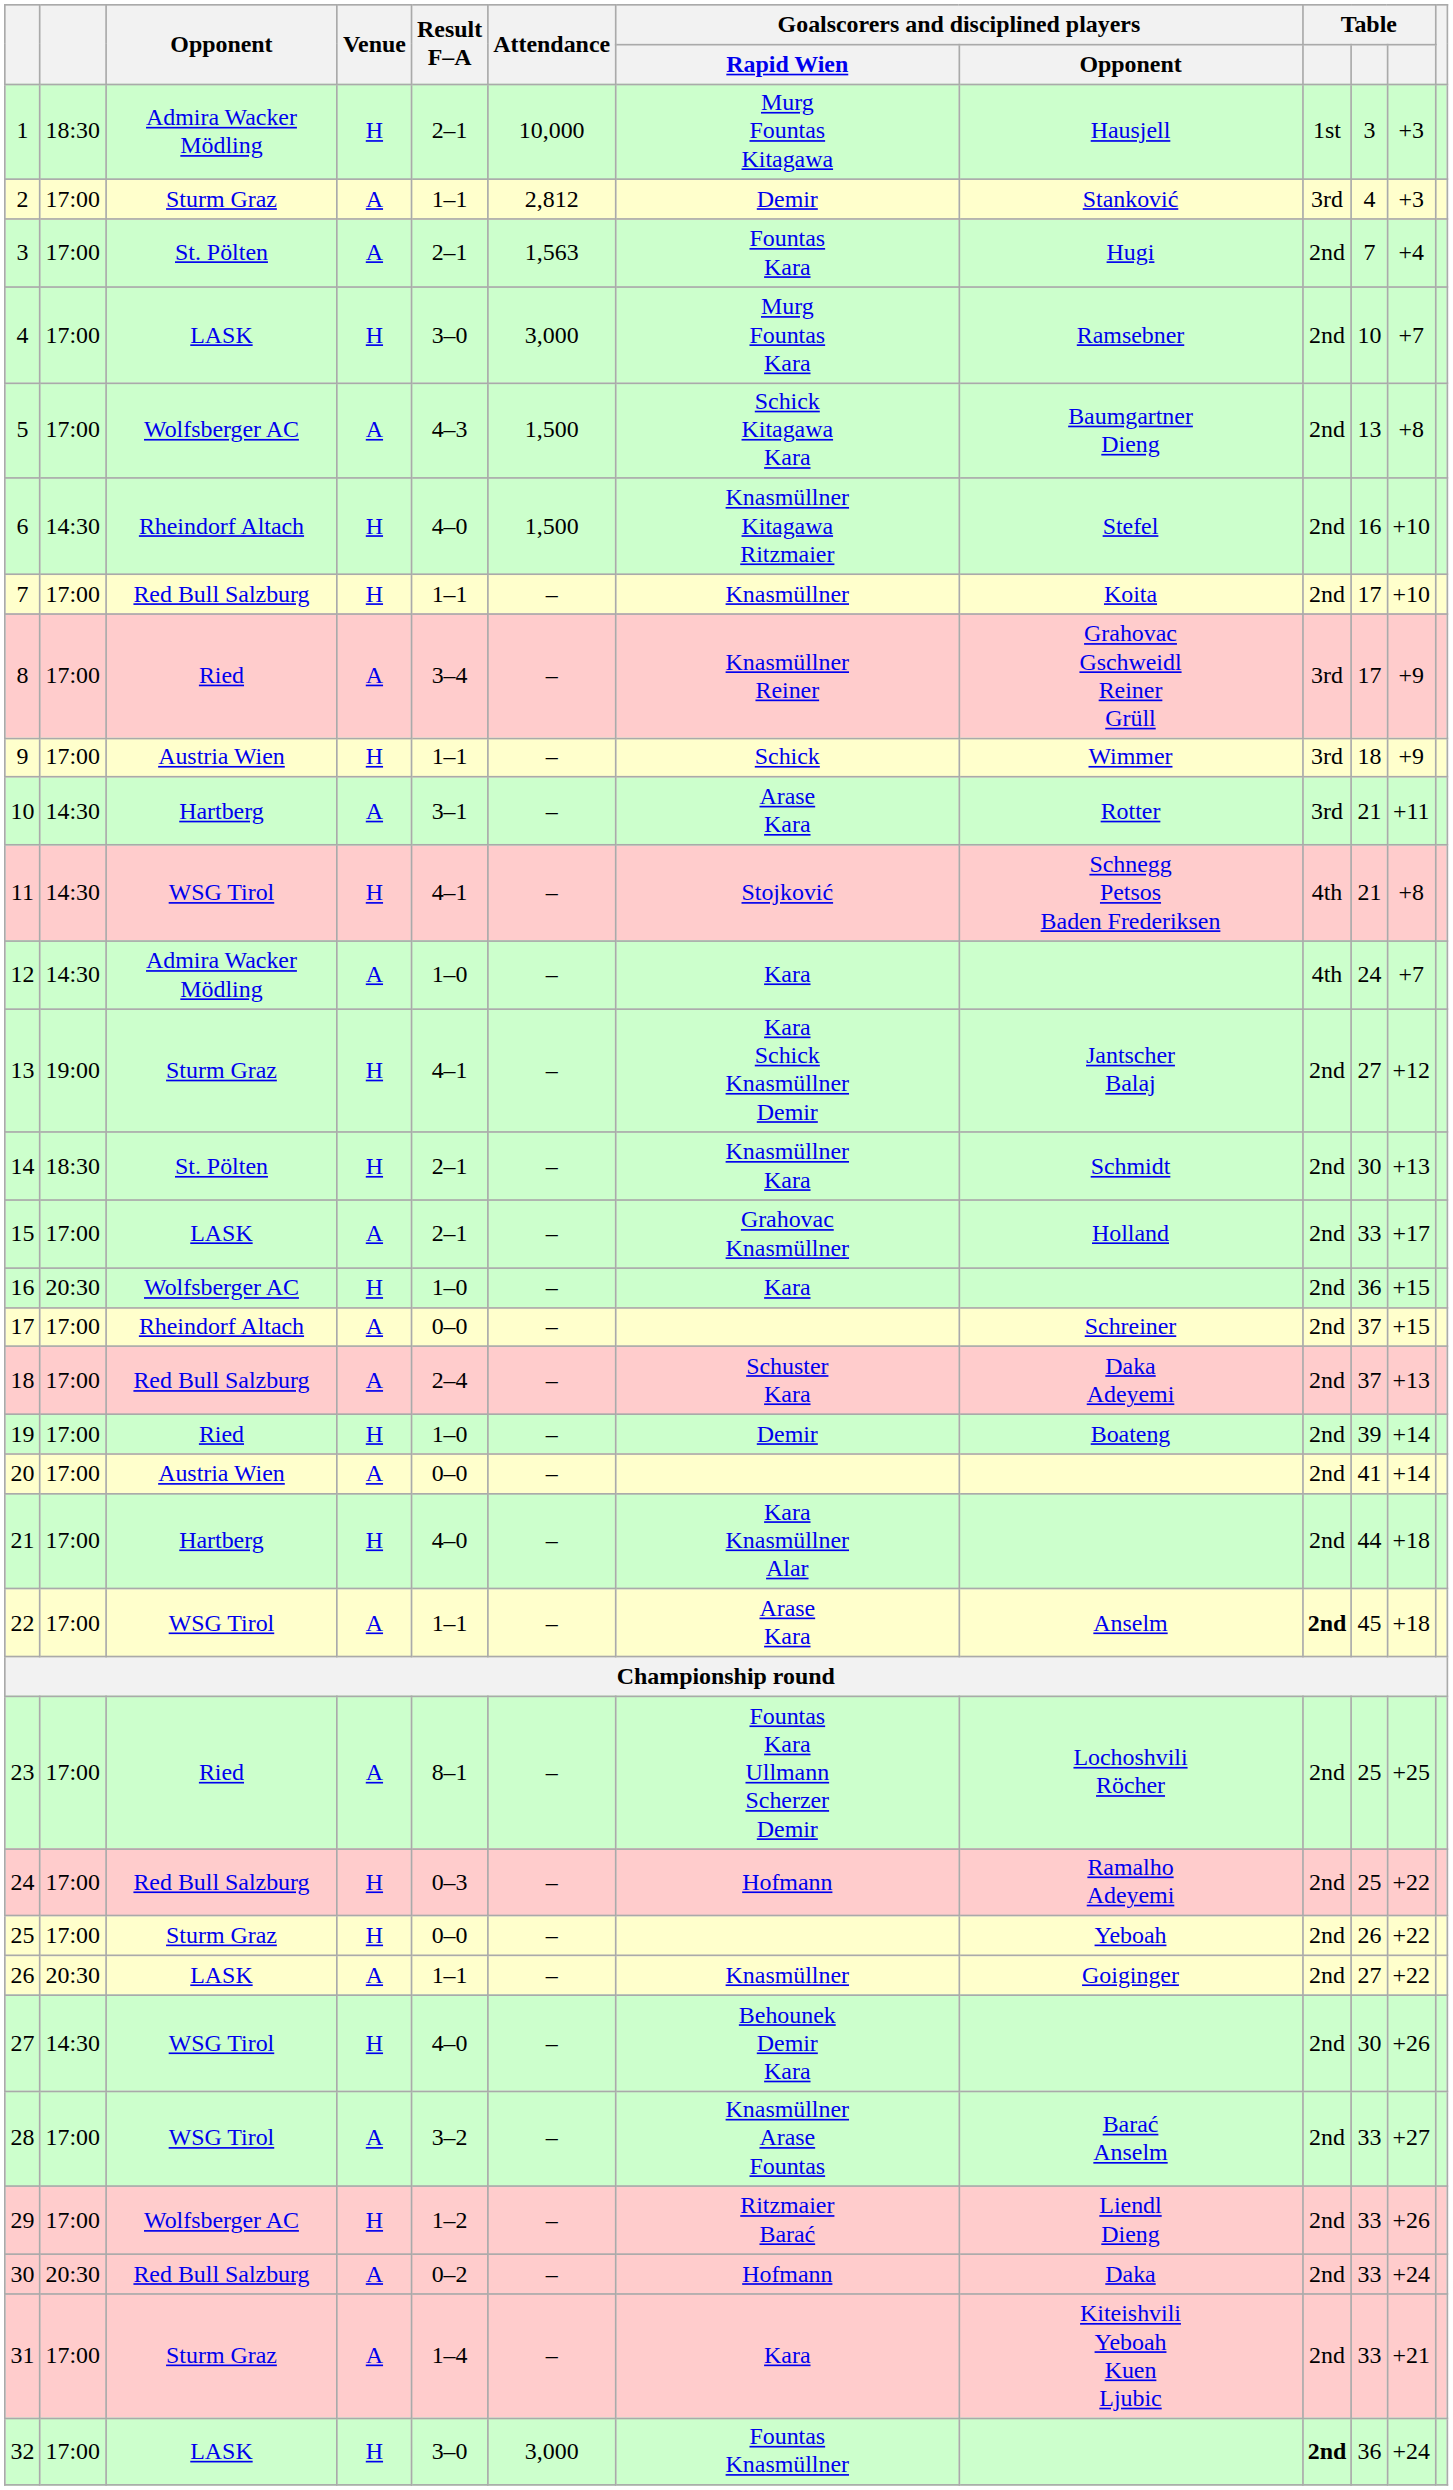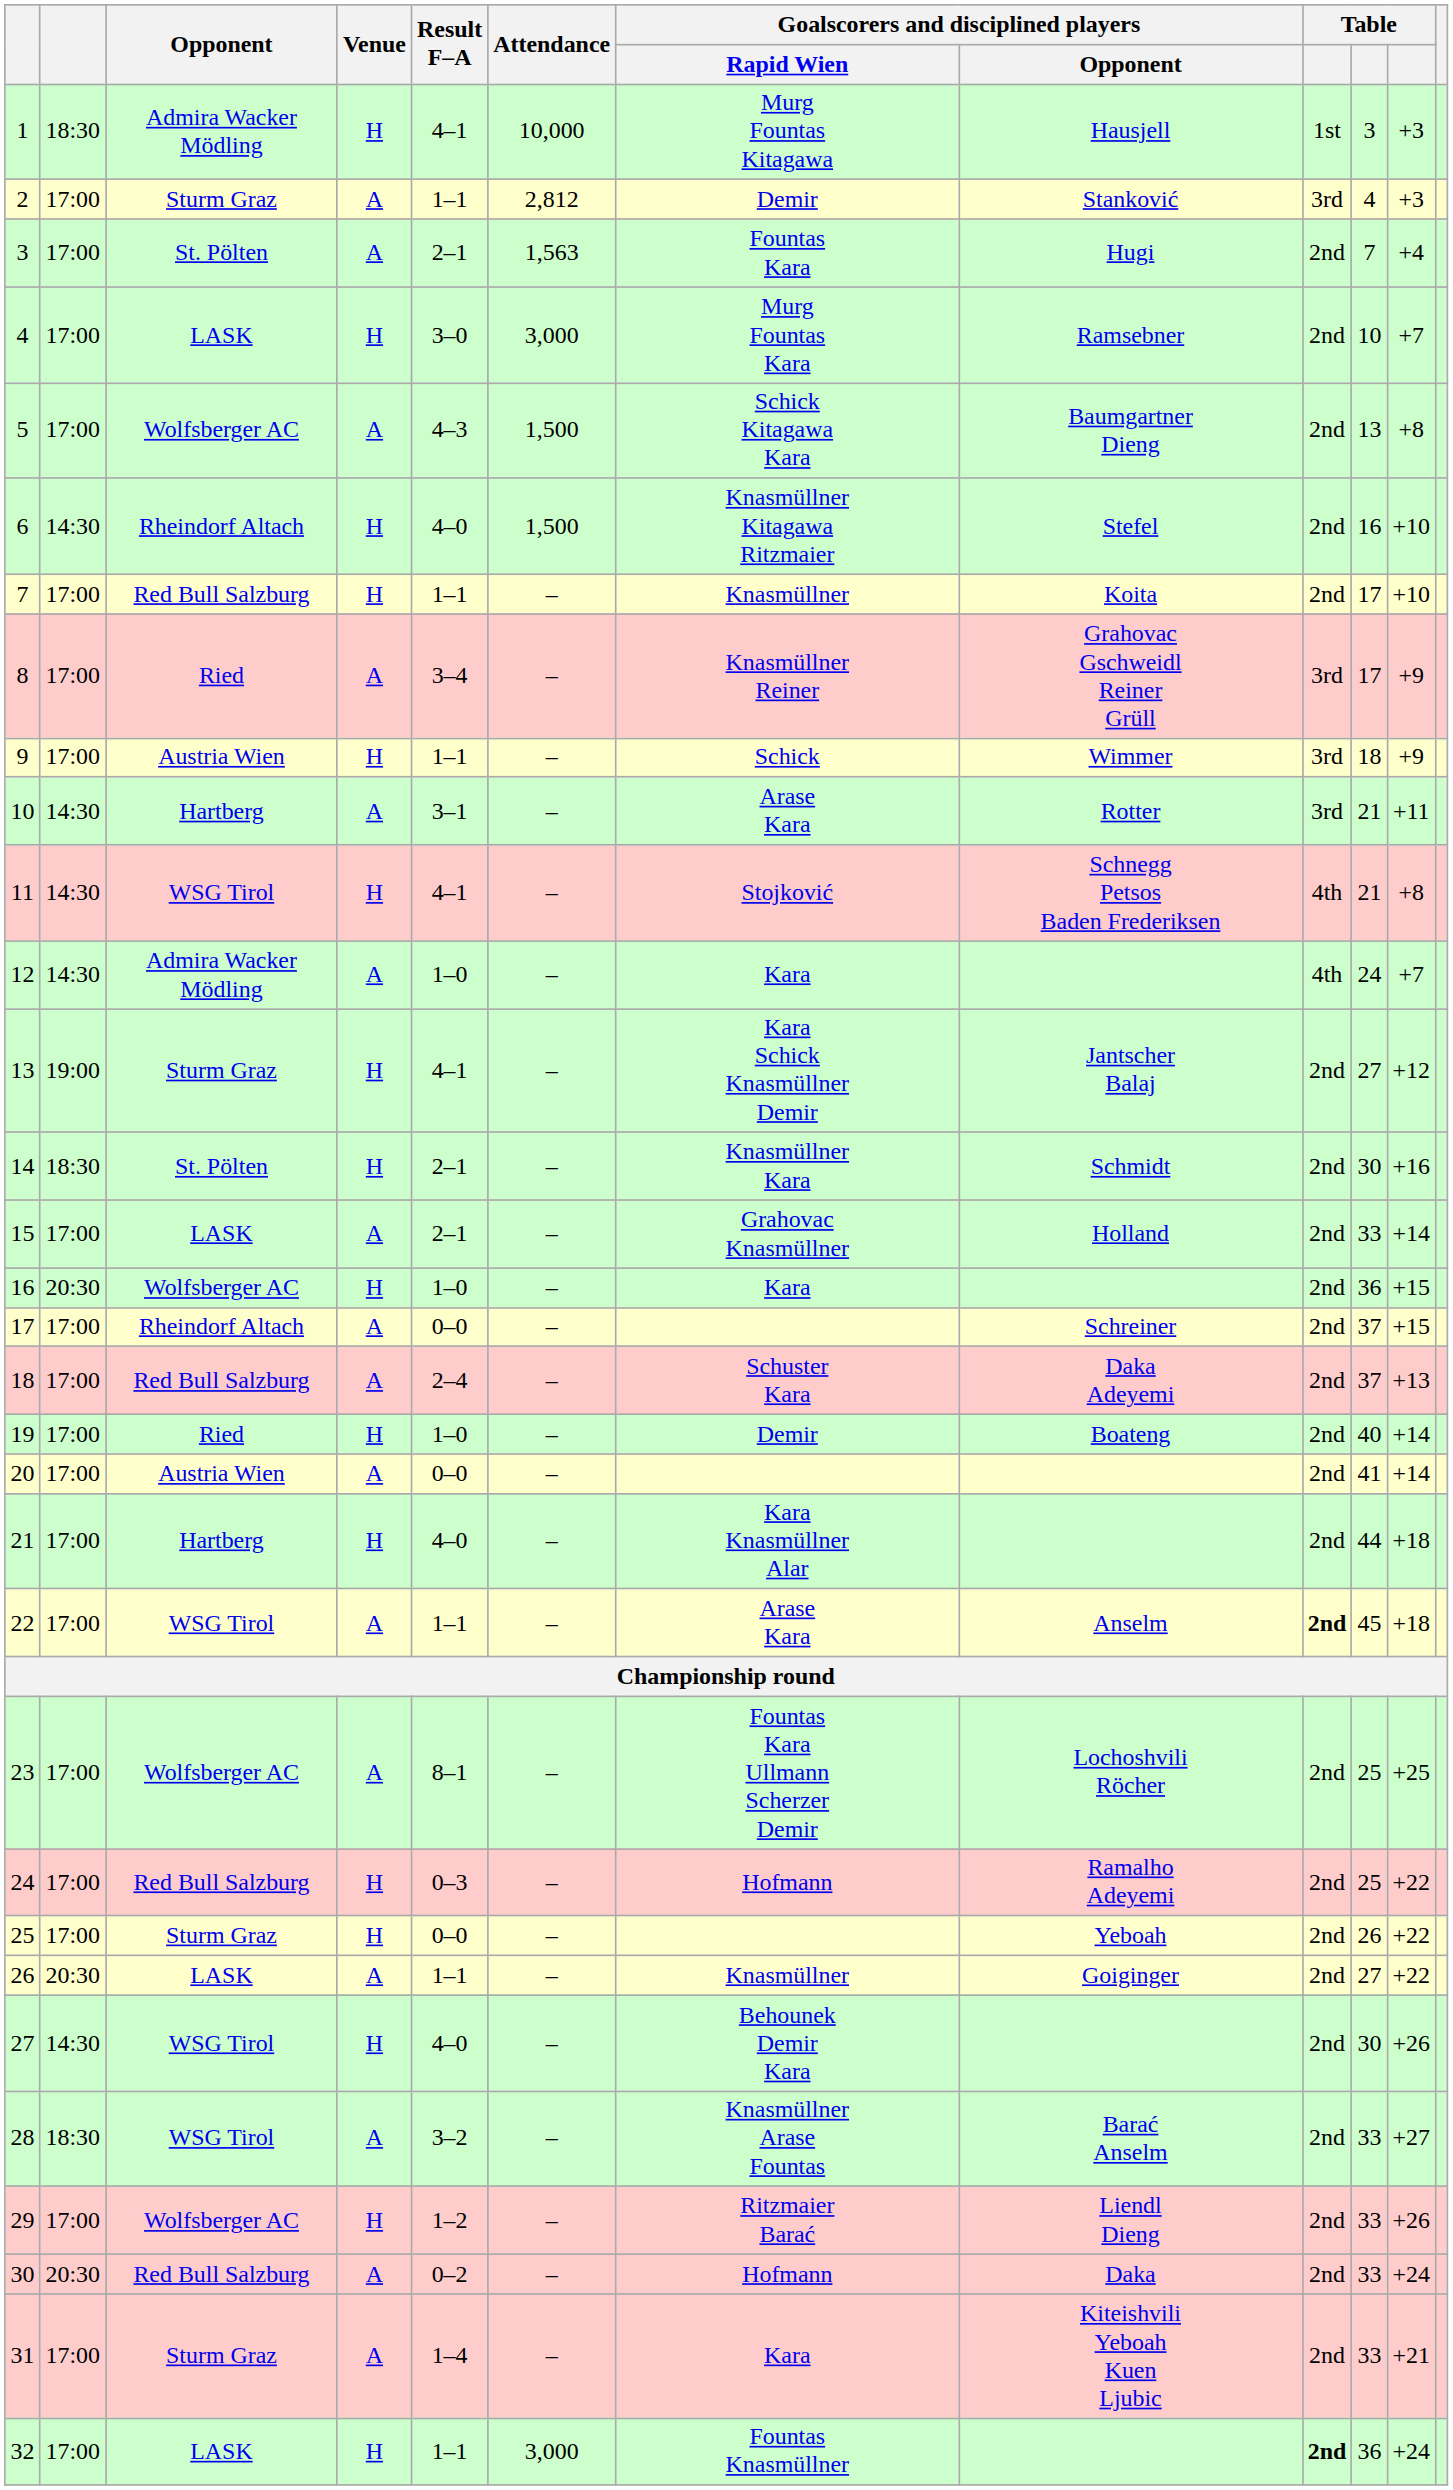(450, 131) 2–1 -> (450, 131) 4–1
(1411, 1166) +13 -> (1411, 1166) +16
(1411, 1233) +17 -> (1411, 1233) +14
(1369, 1433) 39 -> (1369, 1433) 40
(221, 1772) Ried -> (221, 1772) Wolfsberger AC
(73, 2138) 17:00 -> (73, 2138) 18:30
(450, 2451) 3–0 -> (450, 2451) 1–1
